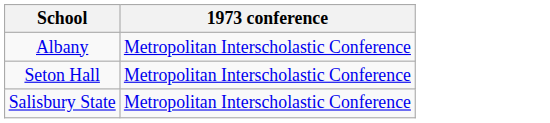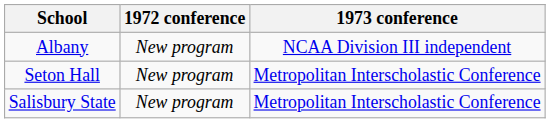+ column: (185, 18)
(267, 46) Metropolitan Interscholastic Conference -> (397, 46) NCAA Division III independent
